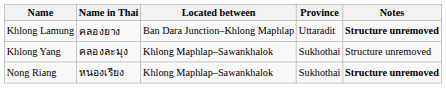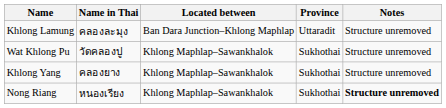(100, 31) คลองยาง -> (103, 31) คลองละมุง
(392, 31) bold -> (388, 31) normal
+ row: (38, 51)
(103, 52) คลองละมุง -> (100, 72) คลองยาง
